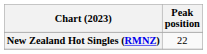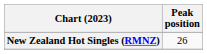(182, 40) 22 -> (182, 40) 26
